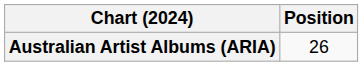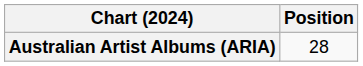(319, 46) 26 -> (319, 46) 28
